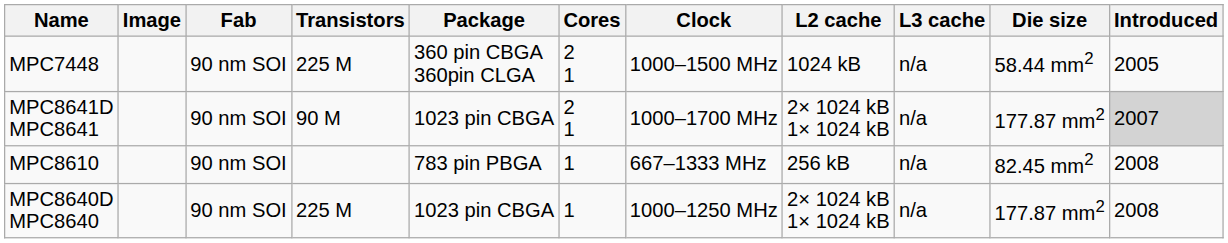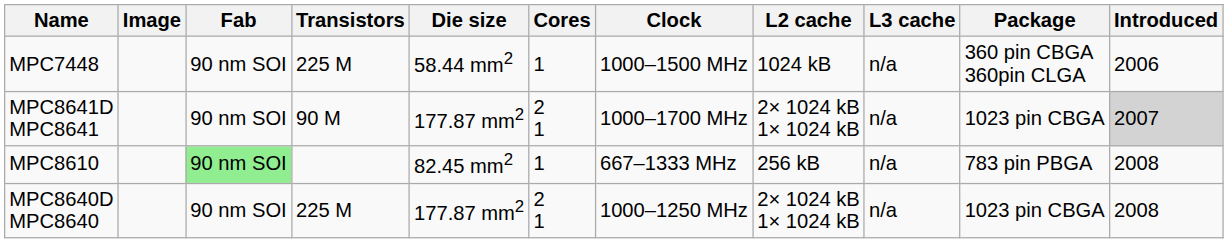columns swapped: (1050, 20) <-> (484, 20)
(569, 63) 2 1 -> (539, 63) 1
(1136, 63) 2005 -> (1136, 63) 2006
(239, 164) no background -> (239, 164) lightgreen background
(569, 210) 1 -> (539, 210) 2 1
